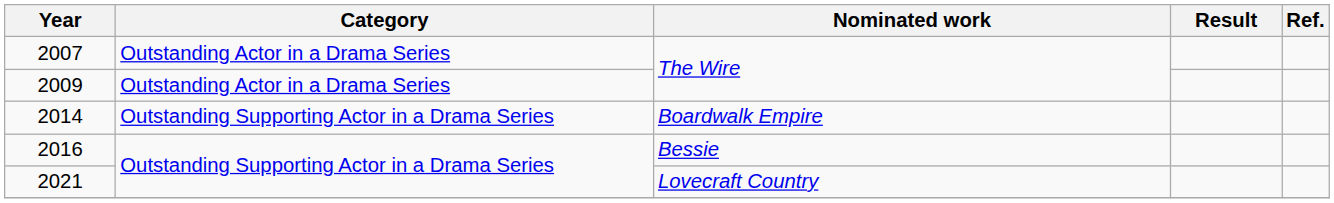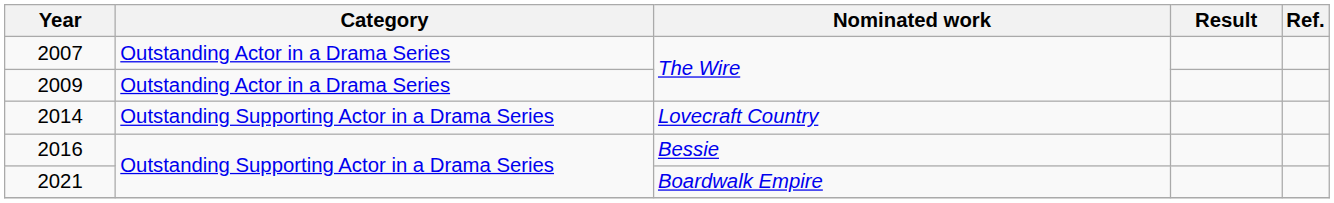(740, 117) Boardwalk Empire -> (738, 117) Lovecraft Country
(738, 181) Lovecraft Country -> (740, 181) Boardwalk Empire
